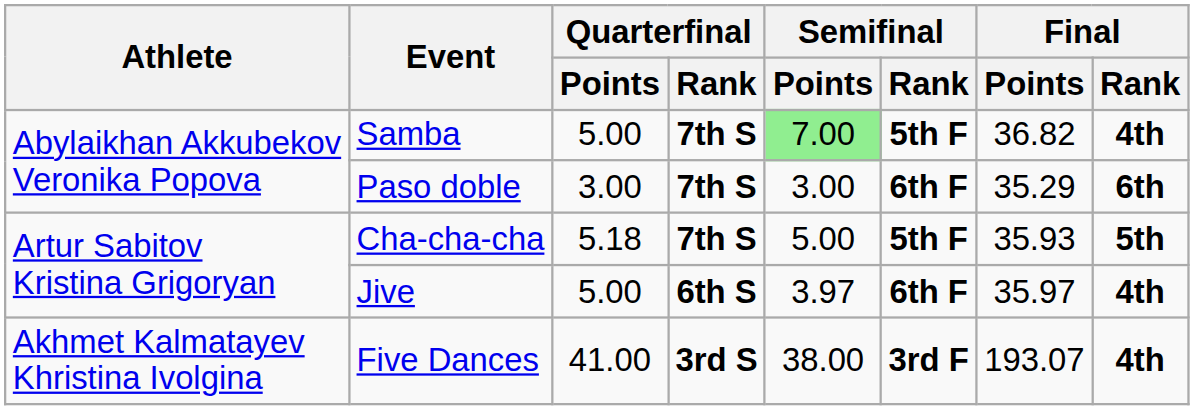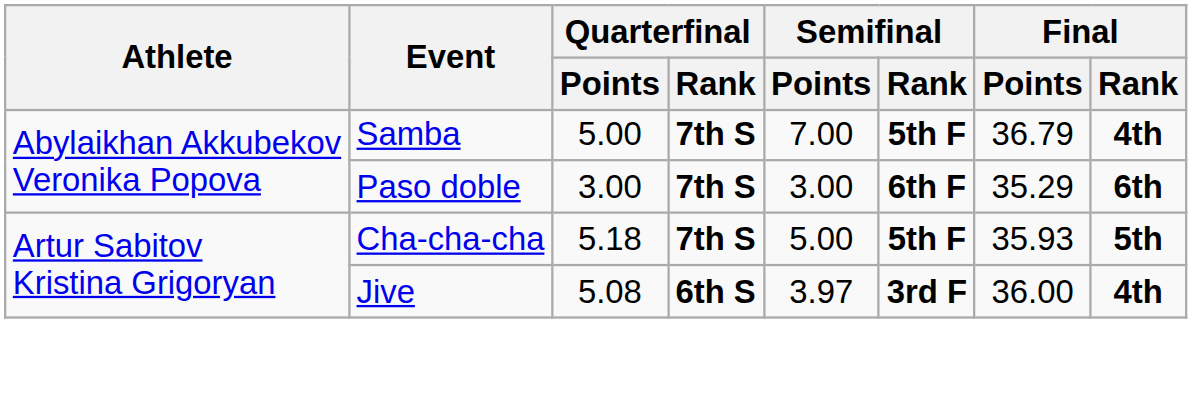(823, 135) lightgreen background -> (821, 135) no background
(1034, 135) 36.82 -> (1033, 135) 36.79
(610, 291) 5.00 -> (610, 291) 5.08
(929, 291) 6th F -> (927, 291) 3rd F
(1034, 291) 35.97 -> (1033, 291) 36.00
- row: (448, 361)
